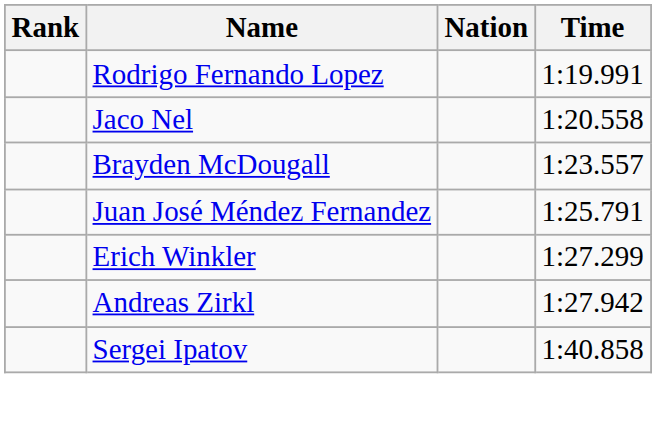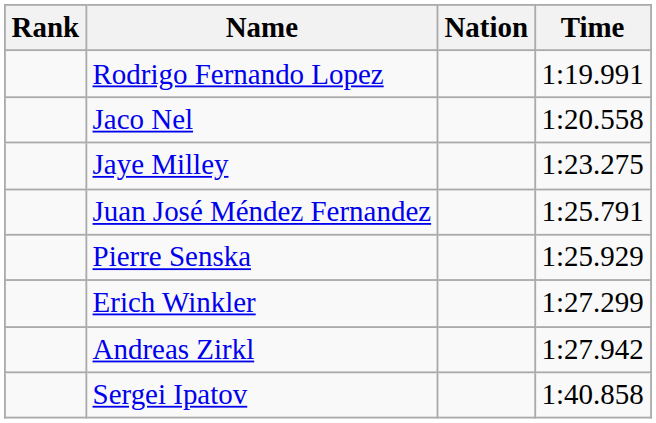+ row: (161, 165)
- row: (211, 165)
+ row: (172, 257)
